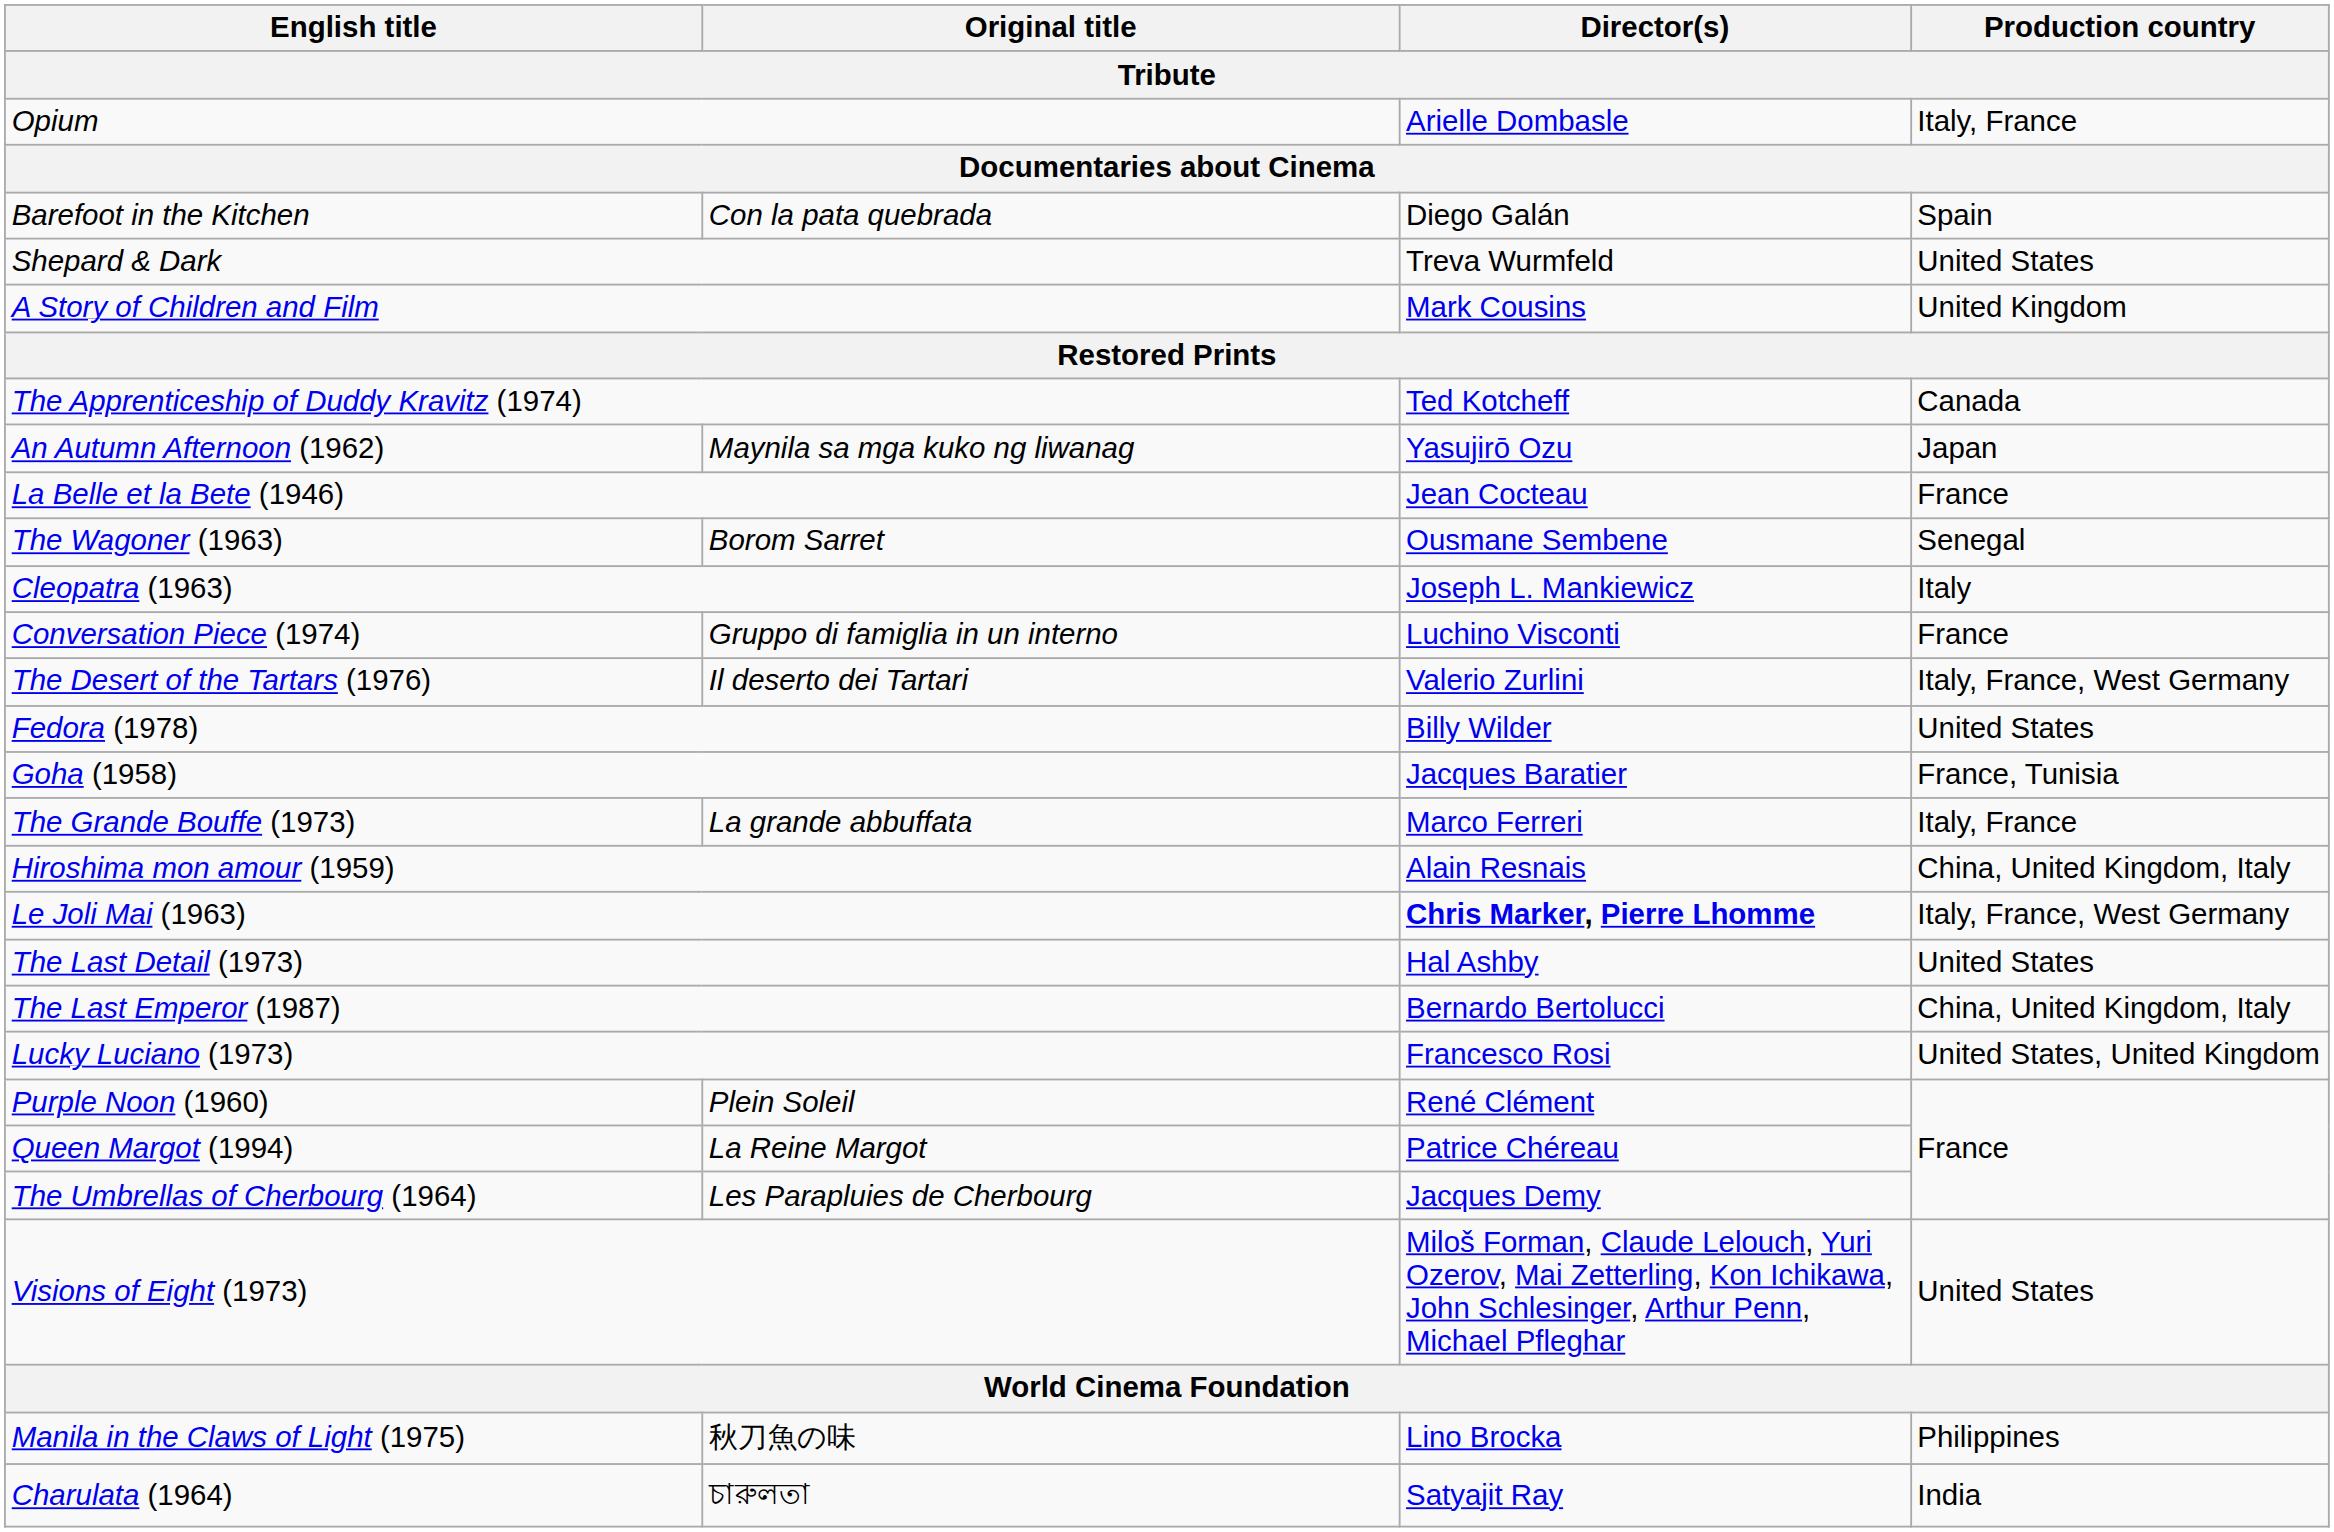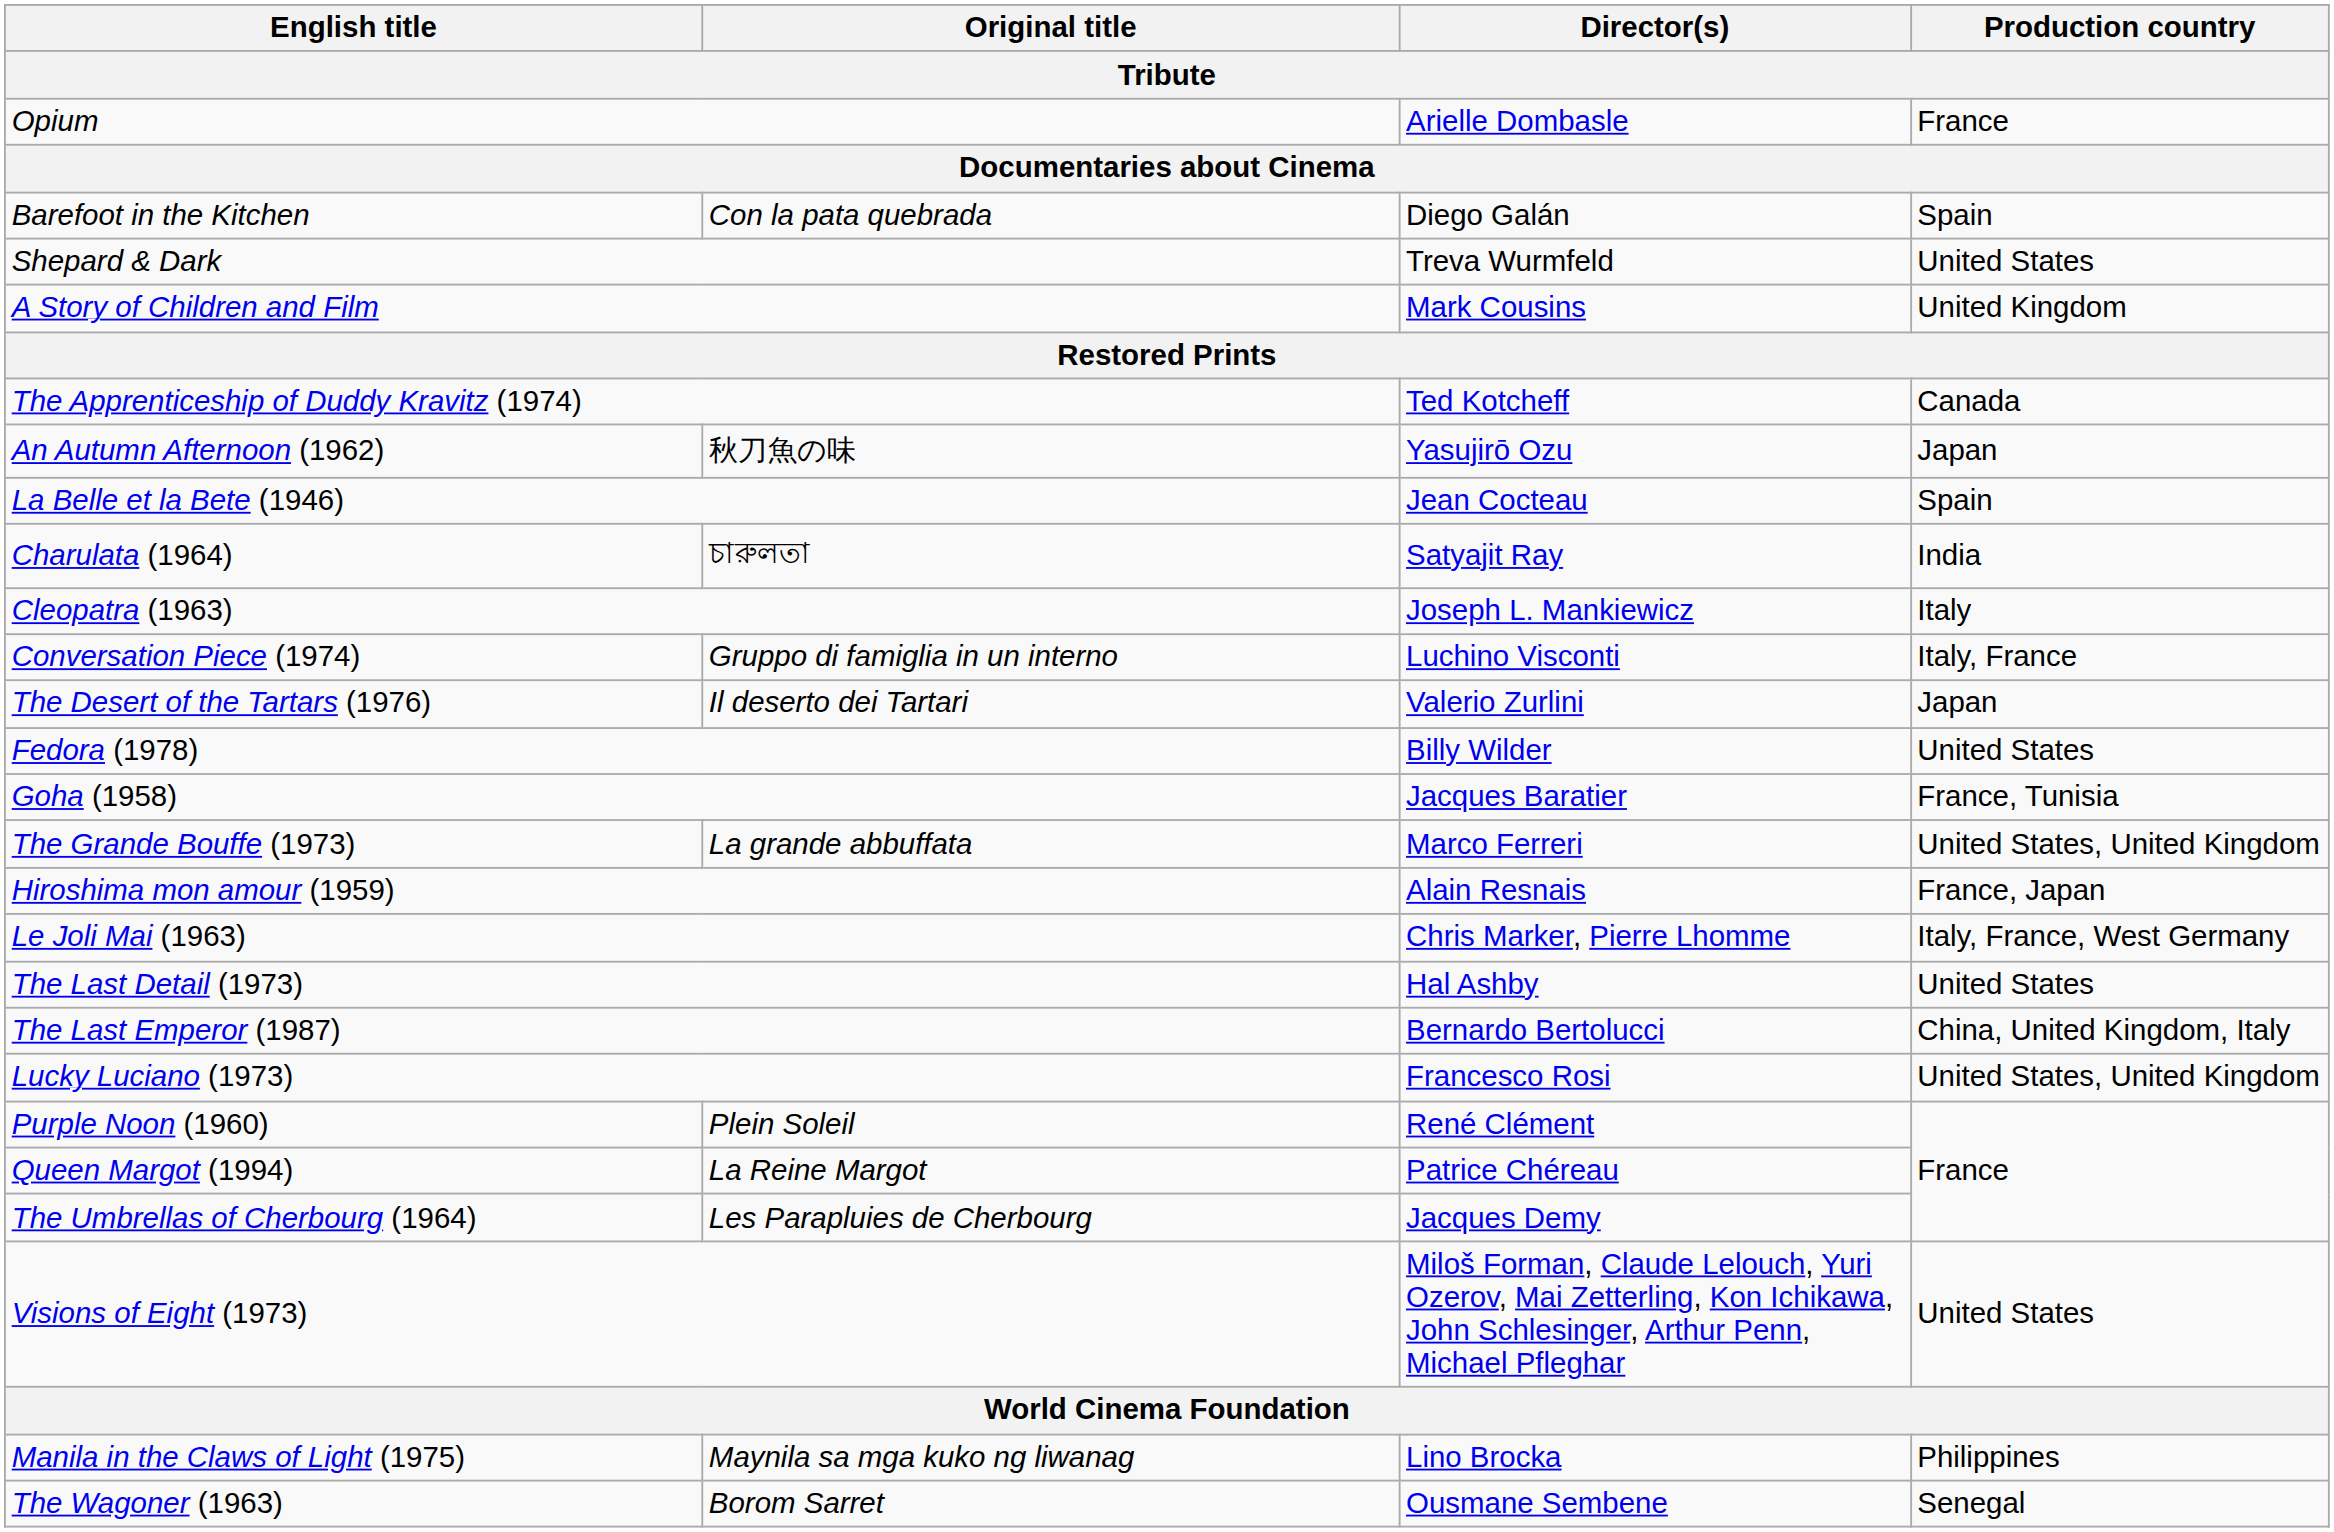(1997, 121) Italy, France -> (1963, 121) France
(922, 448) Maynila sa mga kuko ng liwanag -> (782, 449) 秋刀魚の味
(1963, 494) France -> (1955, 500) Spain
rows swapped: (122, 1495) <-> (147, 541)
(1963, 634) France -> (1997, 656) Italy, France
(2103, 681) Italy, France, West Germany -> (1957, 703) Japan
(1997, 821) Italy, France -> (2119, 843) United States, United Kingdom
(2104, 868) China, United Kingdom, Italy -> (2011, 890) France, Japan
(1611, 914) bold -> (1598, 937) normal
(782, 1436) 秋刀魚の味 -> (922, 1456) Maynila sa mga kuko ng liwanag
